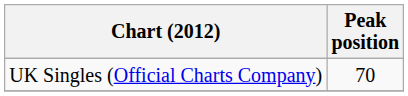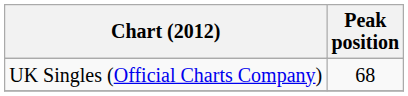(365, 74) 70 -> (365, 74) 68
